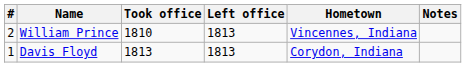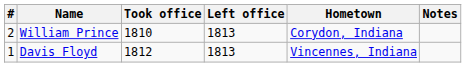(354, 33) Vincennes, Indiana -> (346, 33) Corydon, Indiana
(138, 52) 1813 -> (138, 52) 1812
(346, 52) Corydon, Indiana -> (354, 52) Vincennes, Indiana
